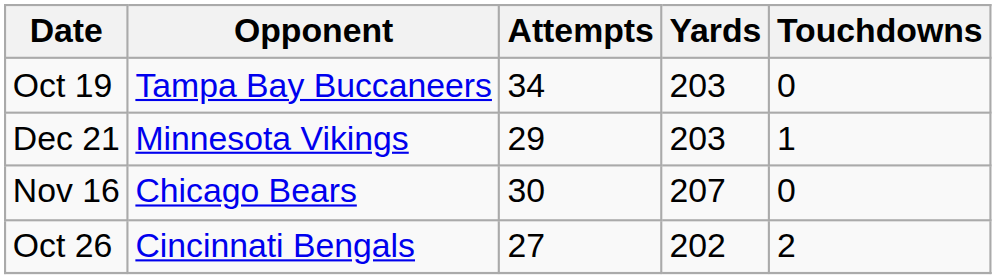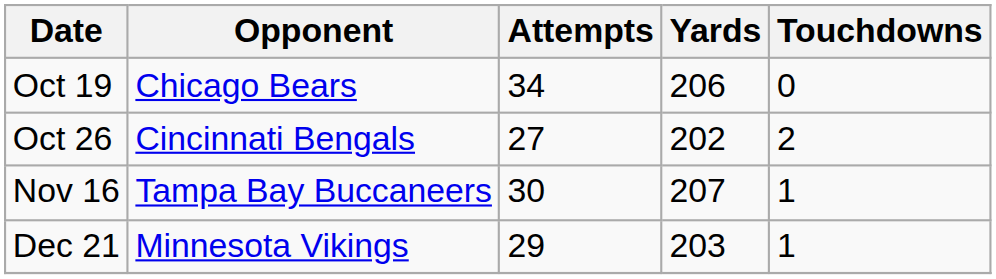(314, 84) Tampa Bay Buccaneers -> (246, 84) Chicago Bears
(698, 84) 203 -> (698, 84) 206
rows swapped: (63, 245) <-> (66, 138)
(246, 191) Chicago Bears -> (314, 191) Tampa Bay Buccaneers
(786, 191) 0 -> (786, 191) 1
